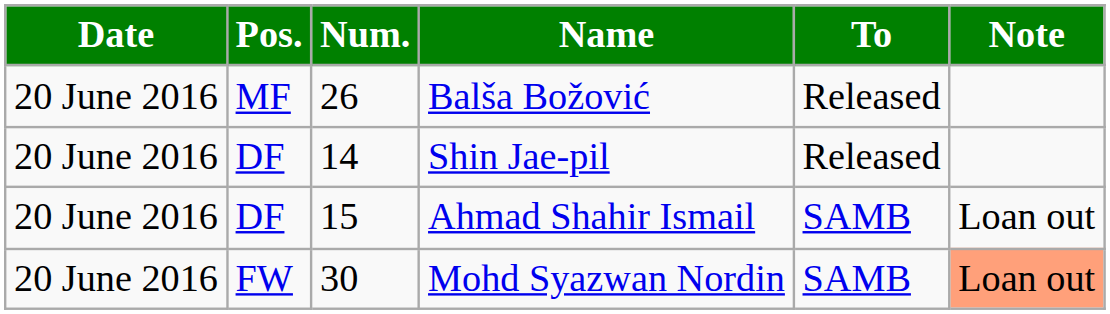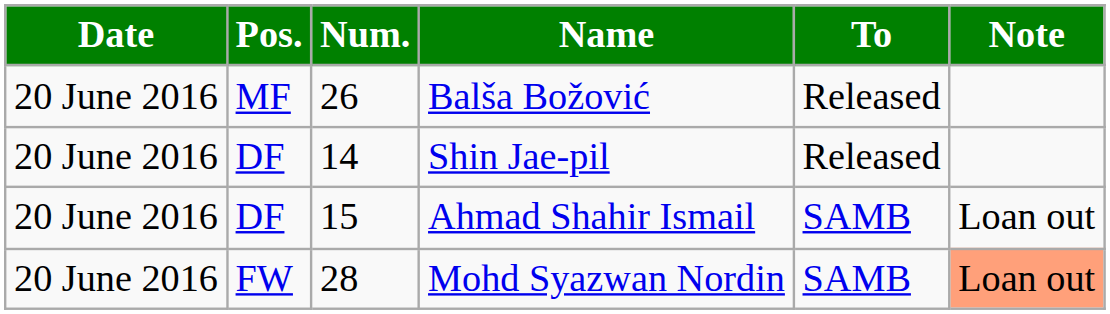(339, 277) 30 -> (339, 277) 28
